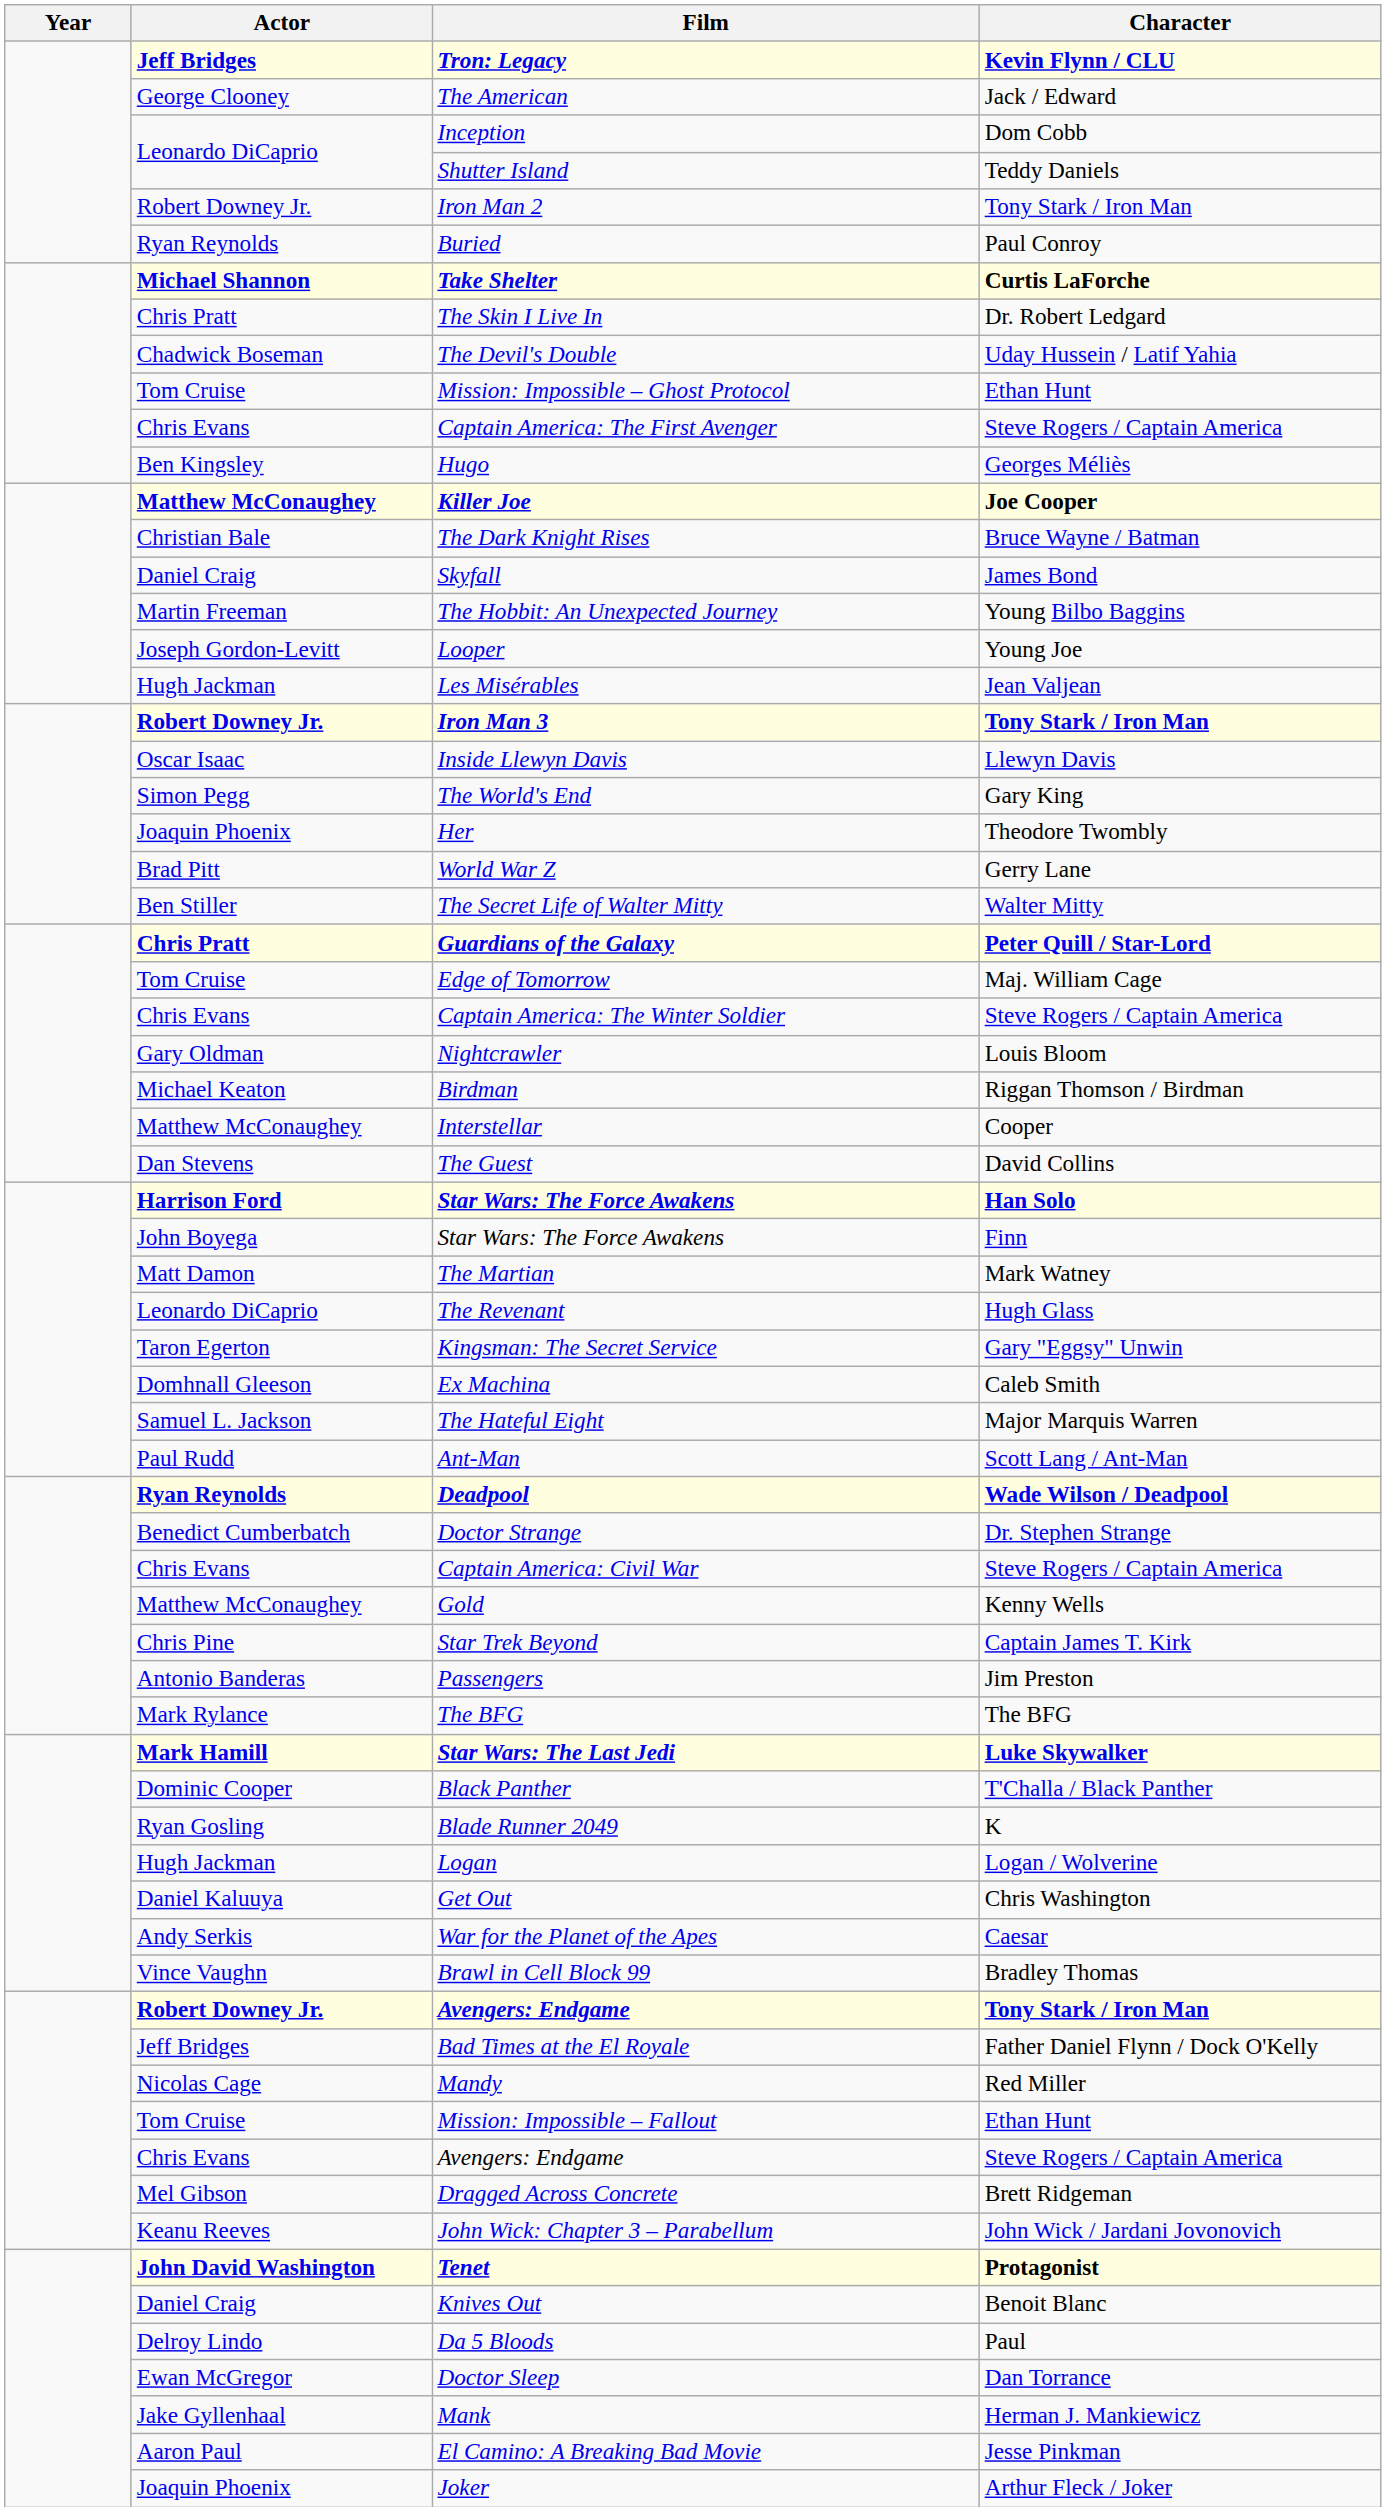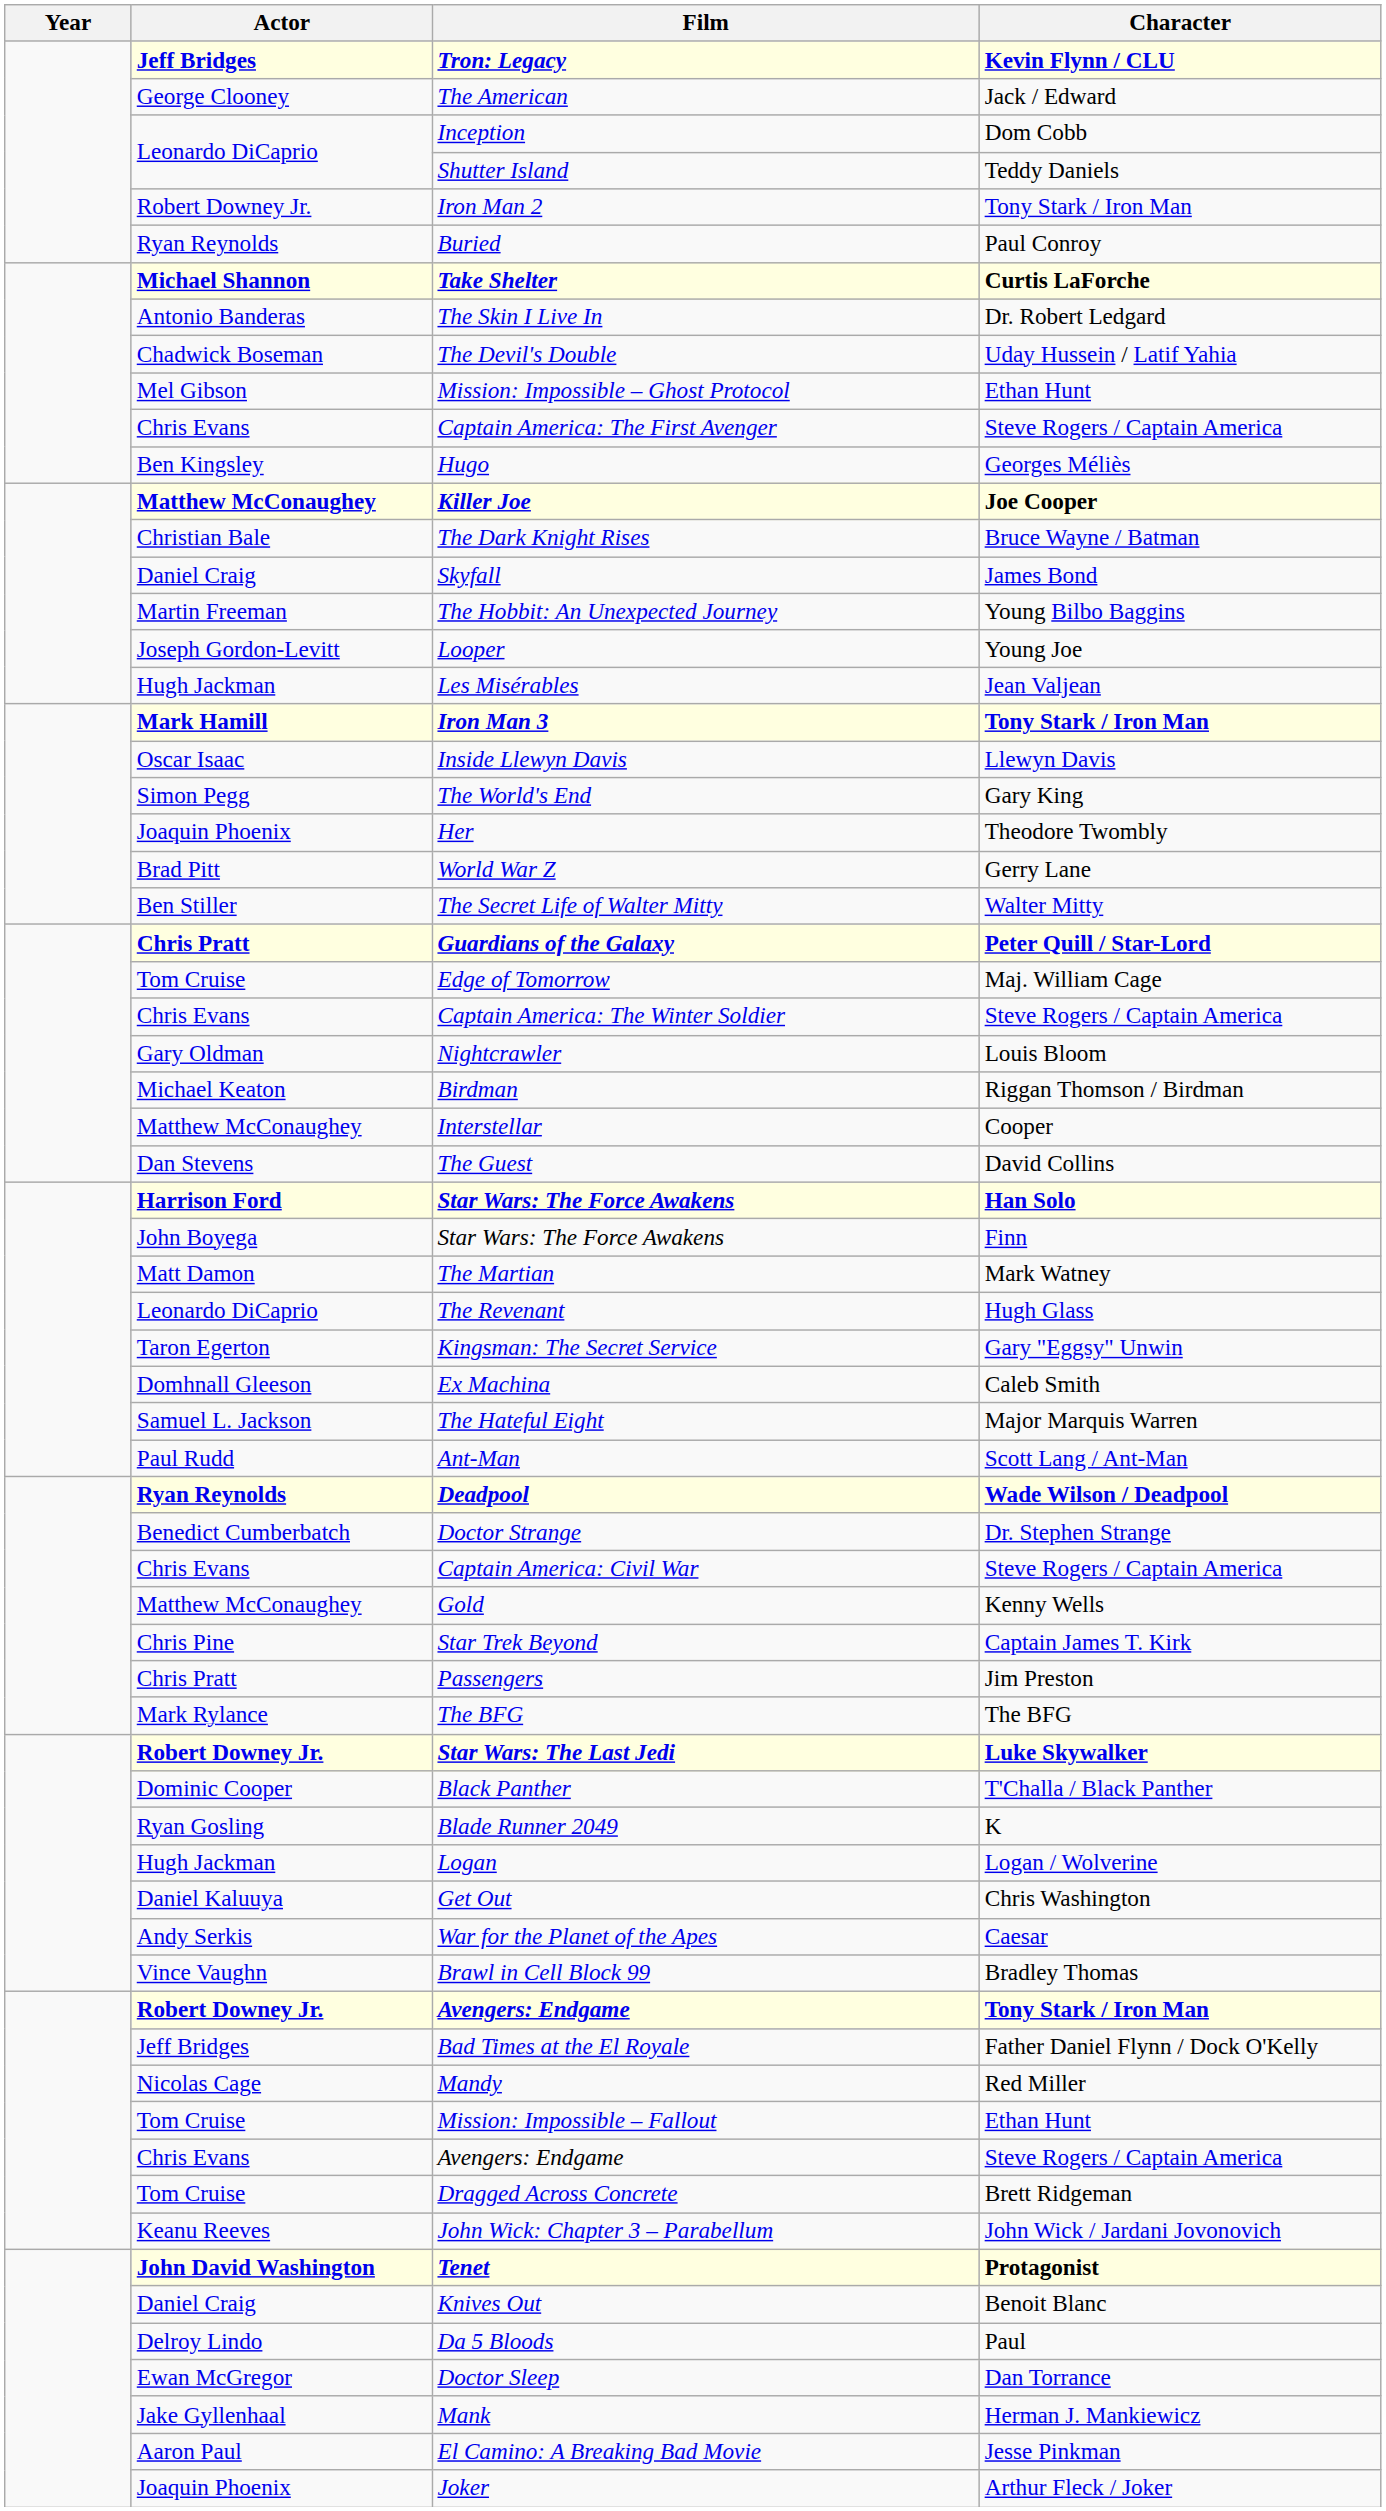(187, 317) Chris Pratt -> (221, 317) Antonio Banderas
(191, 390) Tom Cruise -> (192, 390) Mel Gibson
(230, 721) Robert Downey Jr. -> (202, 721) Mark Hamill
(221, 1678) Antonio Banderas -> (187, 1678) Chris Pratt
(202, 1752) Mark Hamill -> (230, 1752) Robert Downey Jr.
(192, 2193) Mel Gibson -> (191, 2193) Tom Cruise
